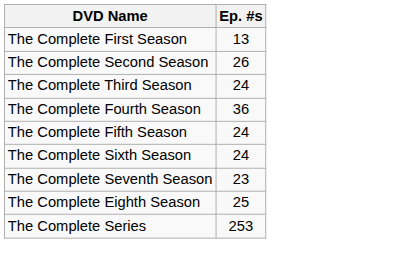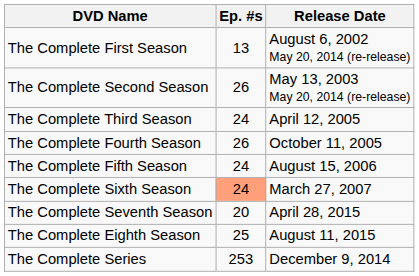+ column: (340, 16)
(241, 109) 36 -> (241, 142) 26
(241, 156) no background -> (241, 189) lightsalmon background
(241, 179) 23 -> (241, 212) 20
